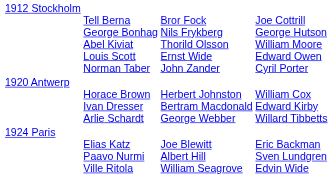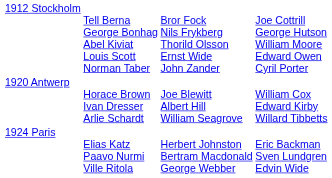(207, 106) Herbert Johnston Bertram Macdonald George Webber -> (202, 106) Joe Blewitt Albert Hill William Seagrove
(202, 156) Joe Blewitt Albert Hill William Seagrove -> (207, 156) Herbert Johnston Bertram Macdonald George Webber
